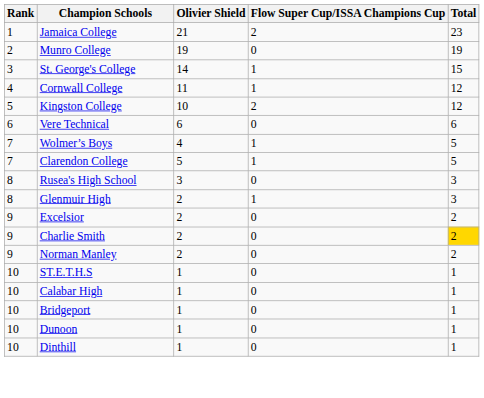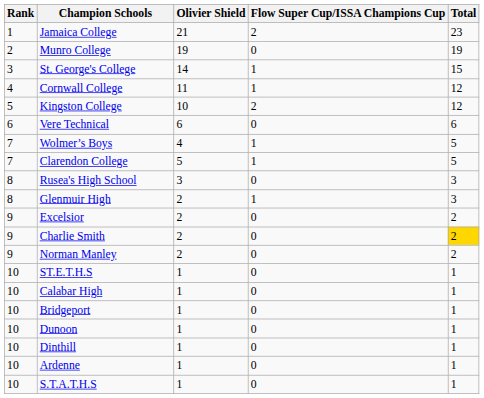+ row: (60, 365)
+ row: (68, 384)
